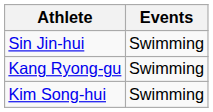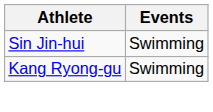- row: (57, 95)
